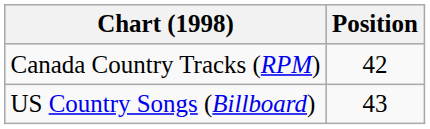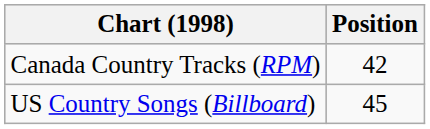(375, 103) 43 -> (375, 103) 45
